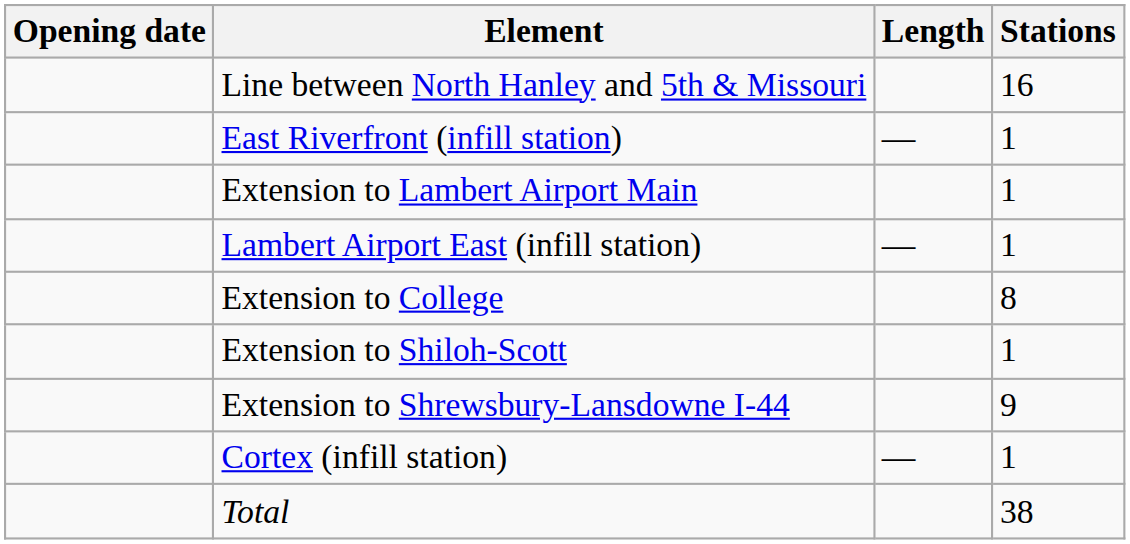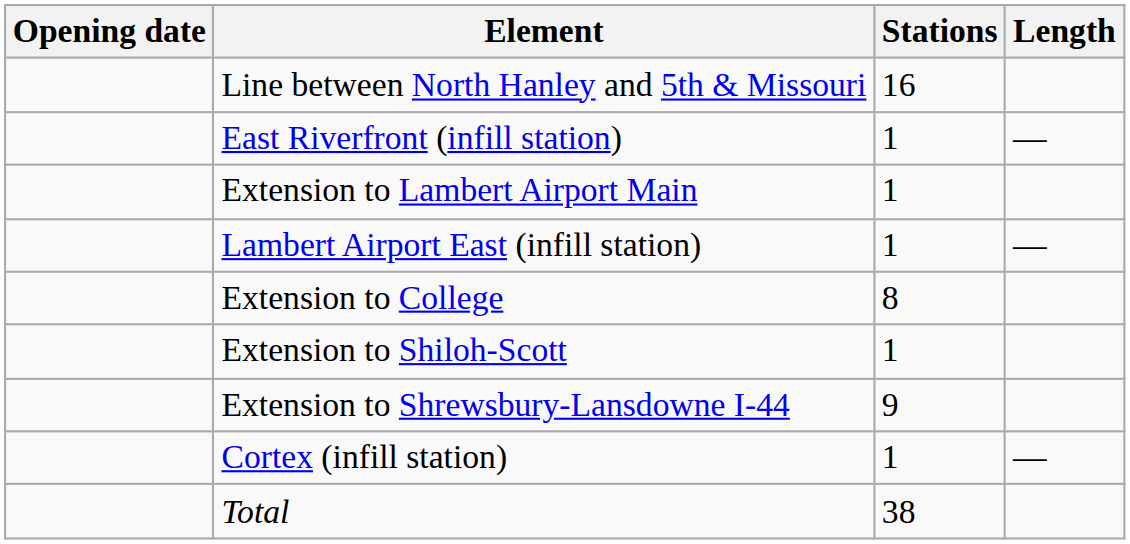columns swapped: (1058, 31) <-> (933, 31)
